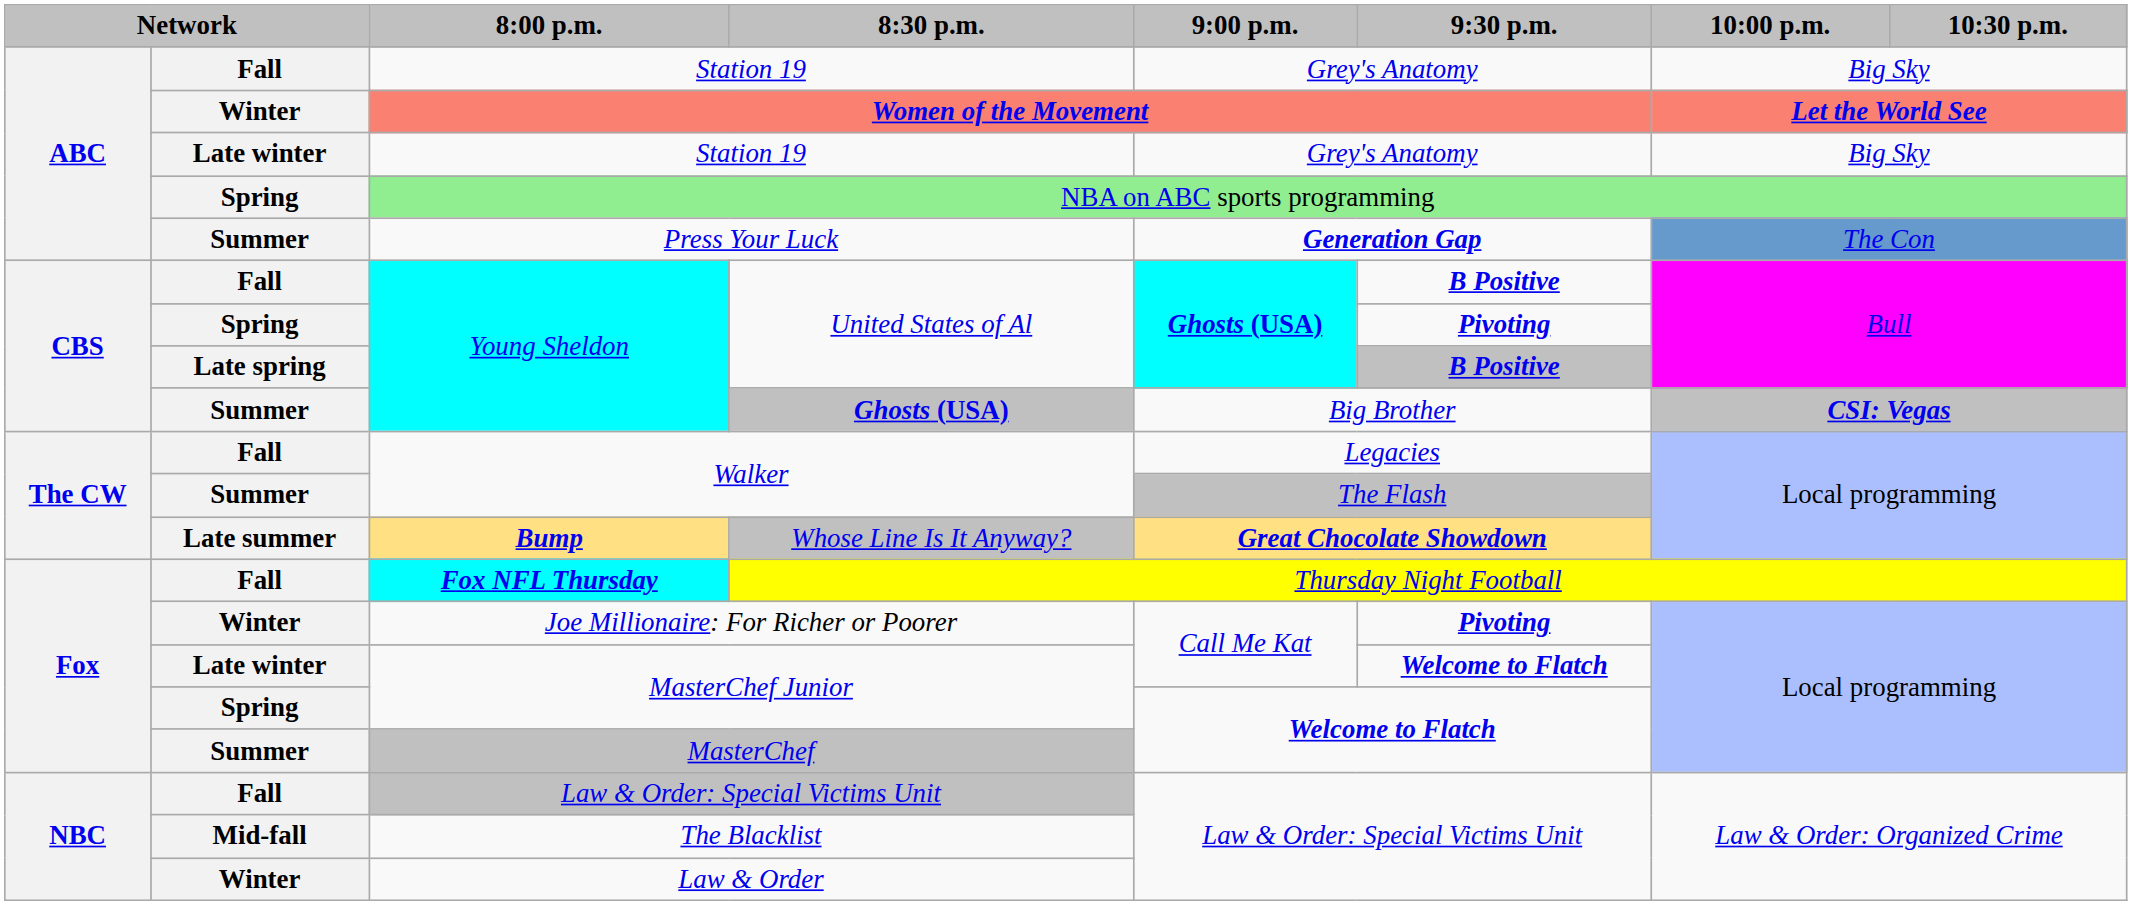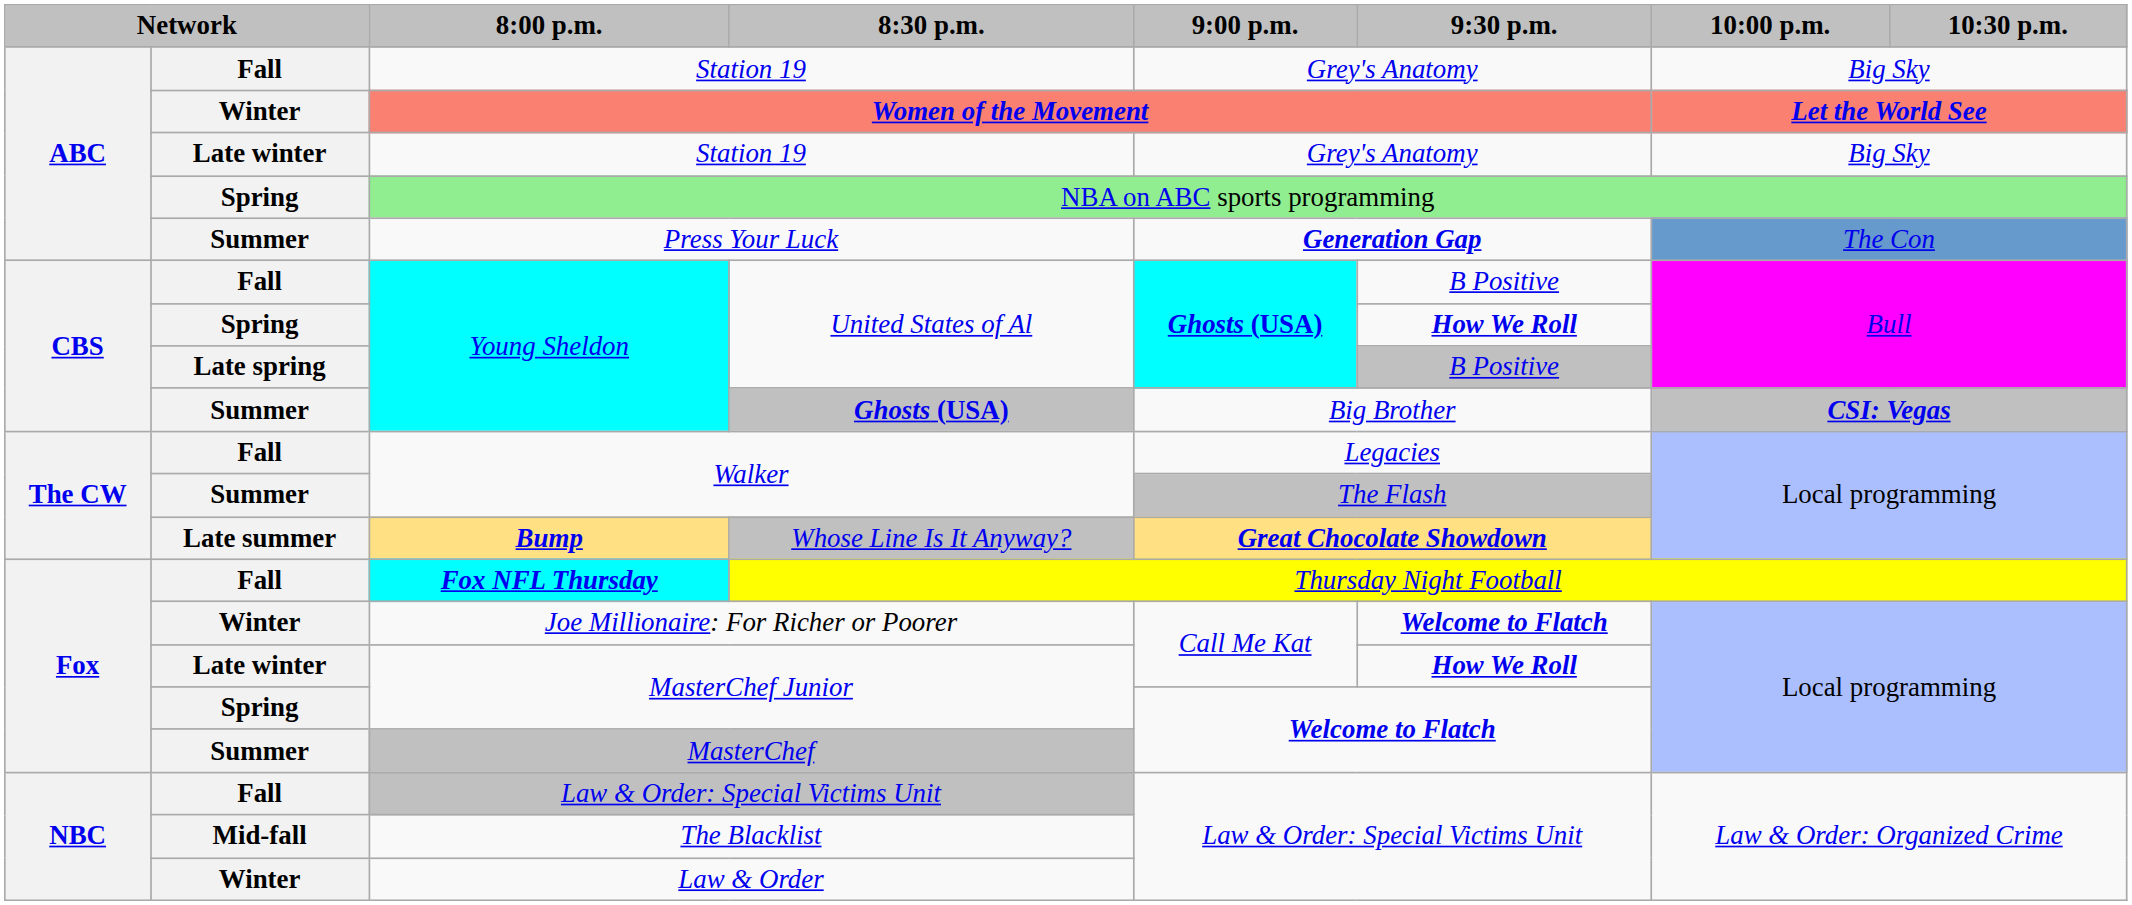(1504, 281) bold -> (1504, 281) normal
(1504, 324) Pivoting -> (1504, 324) How We Roll
(1504, 366) bold -> (1504, 366) normal
(1504, 622) Pivoting -> (1504, 622) Welcome to Flatch
(1504, 665) Welcome to Flatch -> (1504, 665) How We Roll
